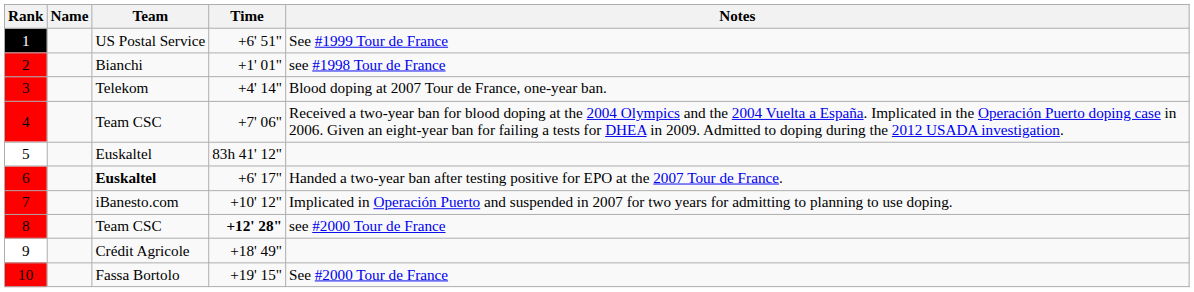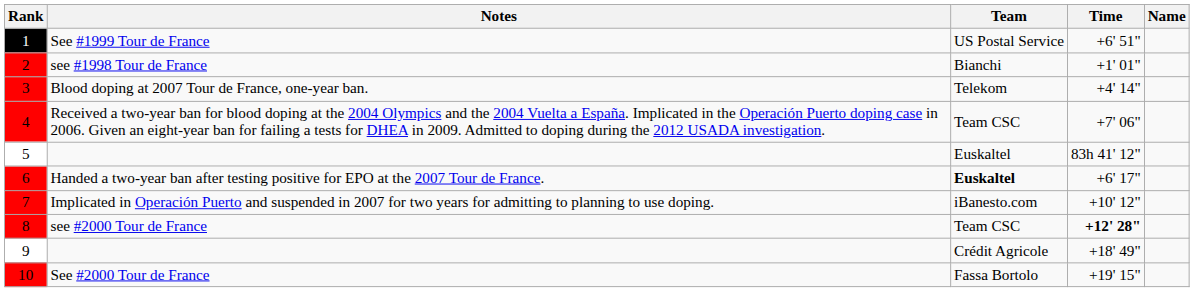columns swapped: (69, 16) <-> (737, 16)
